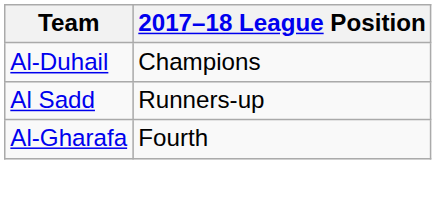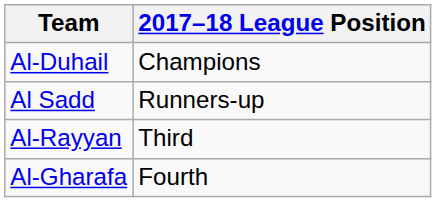+ row: (66, 138)
